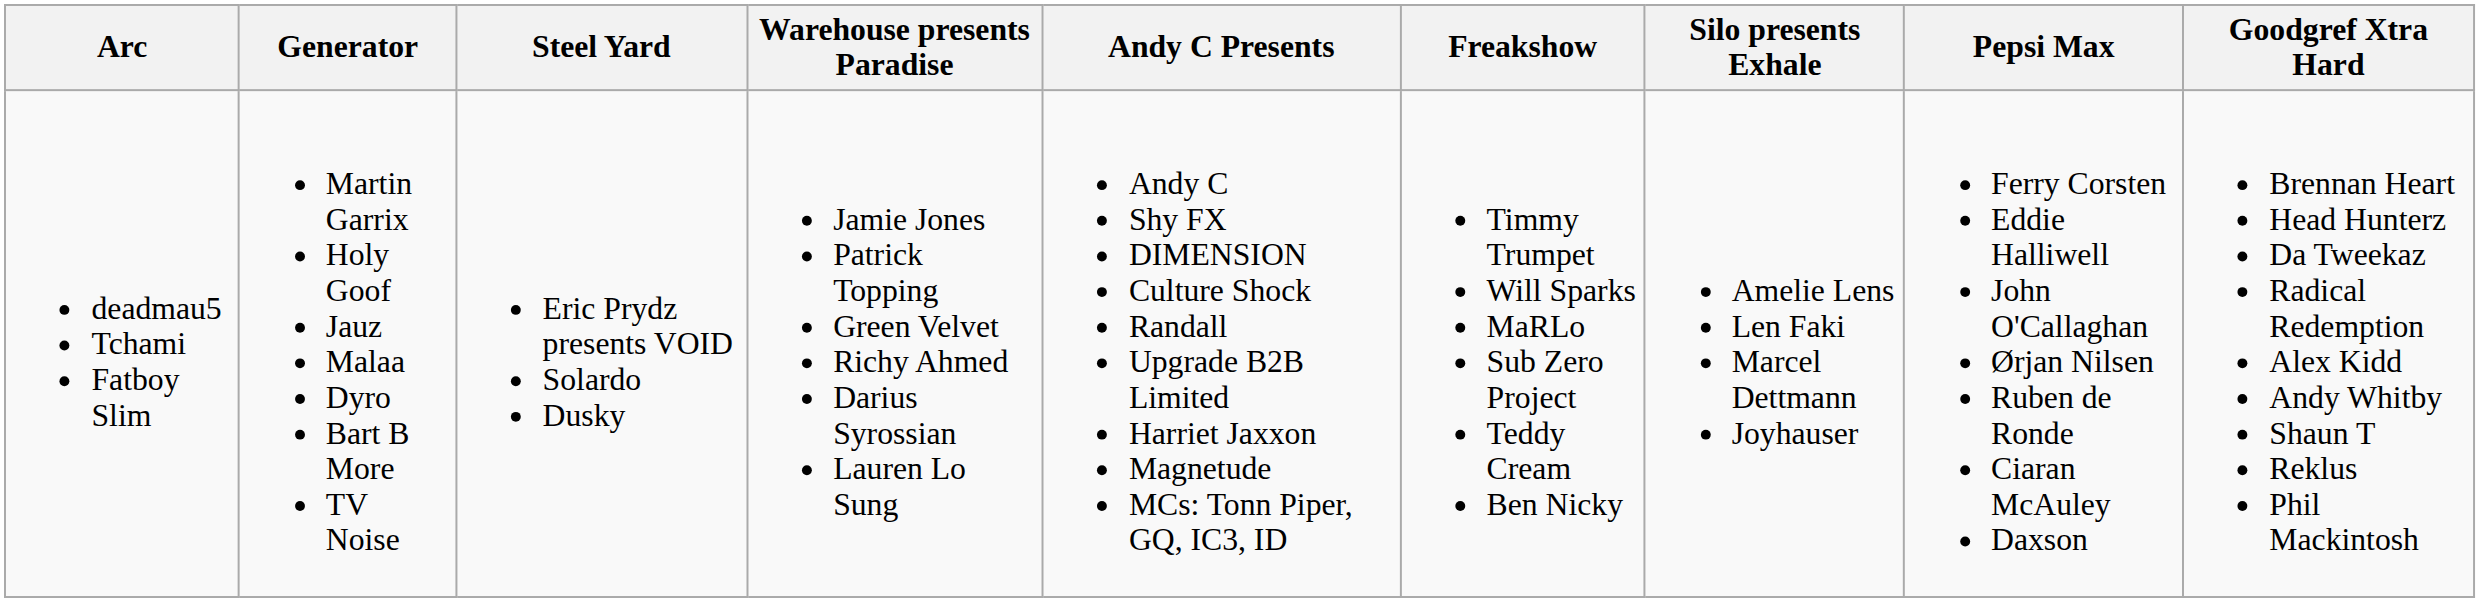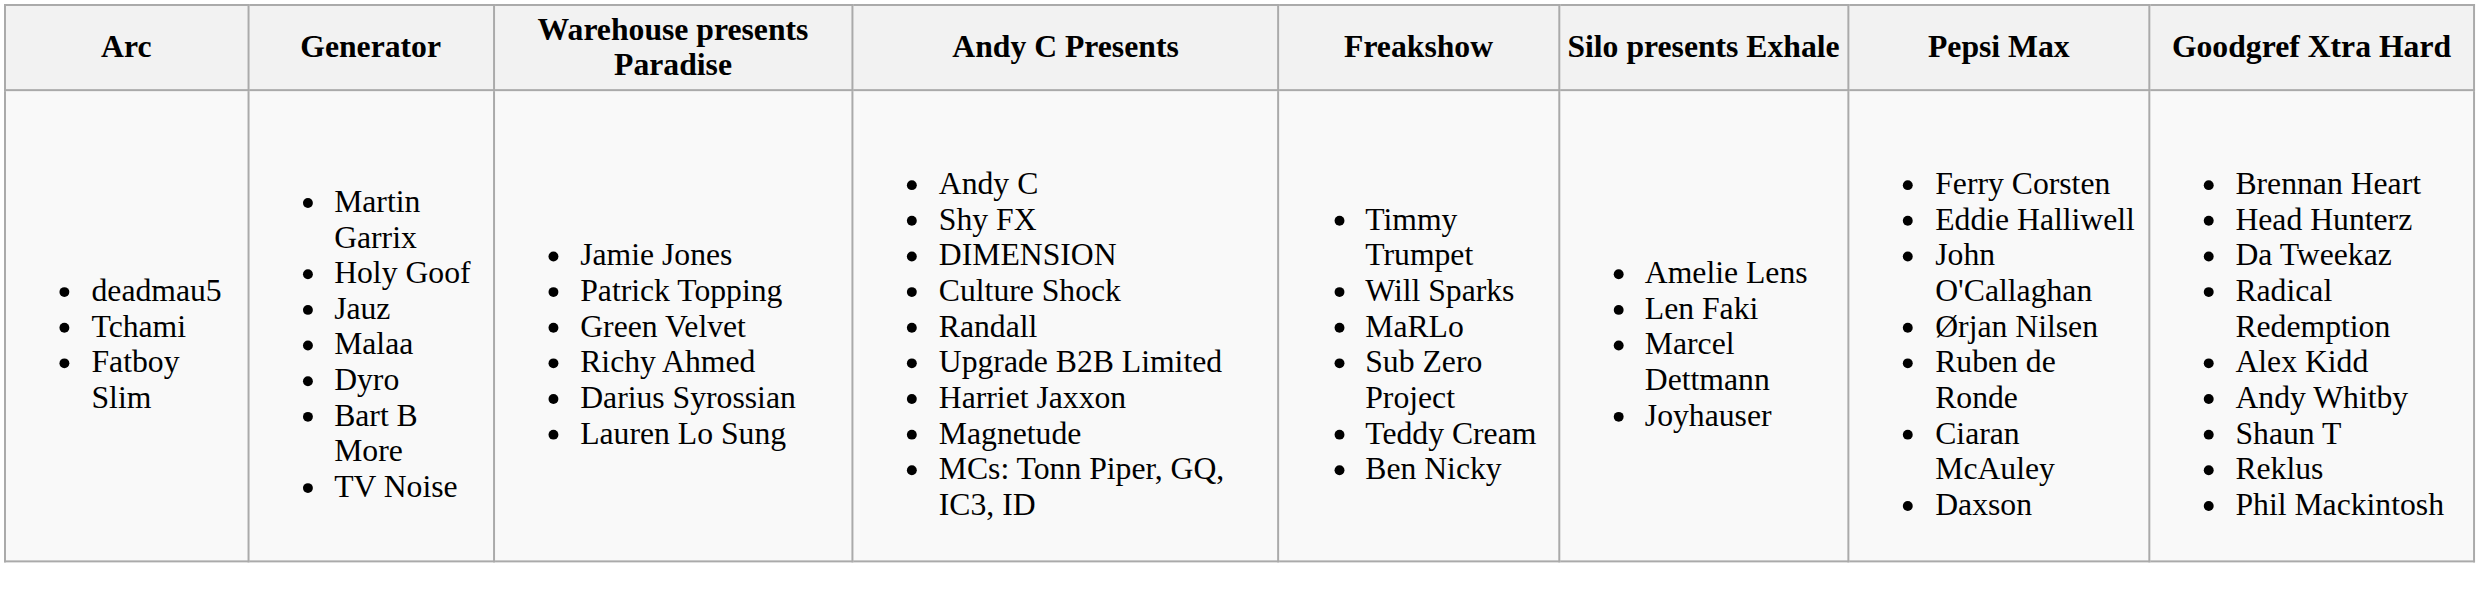- column: (601, 47)
